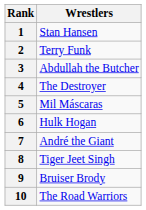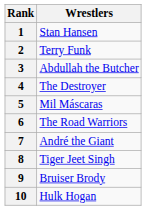(68, 123) Hulk Hogan -> (83, 123) The Road Warriors
(83, 196) The Road Warriors -> (68, 196) Hulk Hogan
